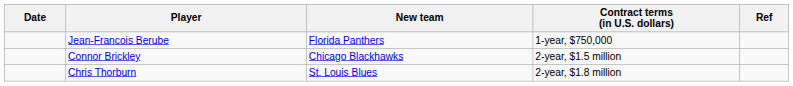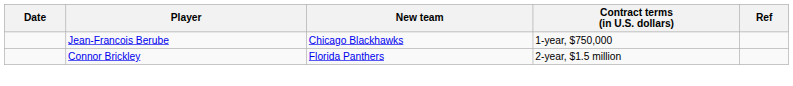(346, 40) Florida Panthers -> (356, 40) Chicago Blackhawks
(356, 56) Chicago Blackhawks -> (346, 56) Florida Panthers
- row: (102, 72)
